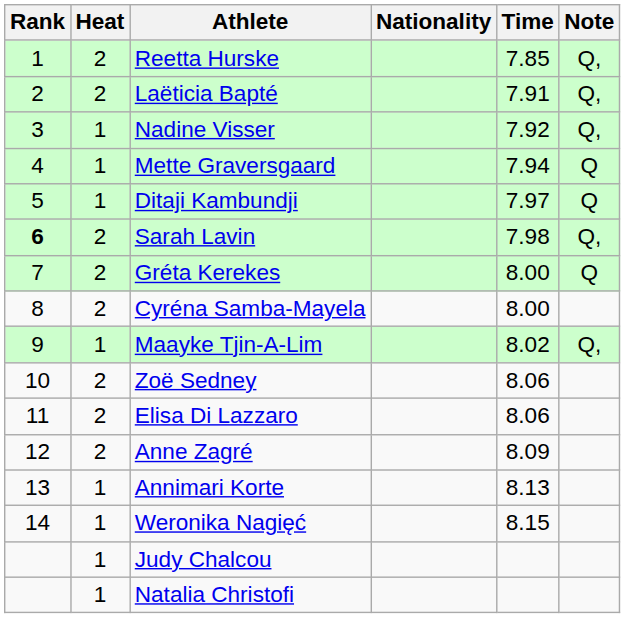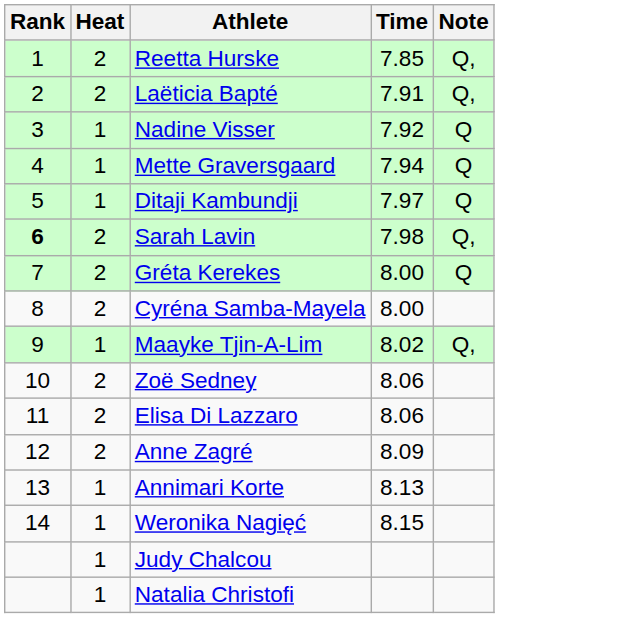- column: (434, 22)
(589, 129) Q, -> (464, 129) Q
